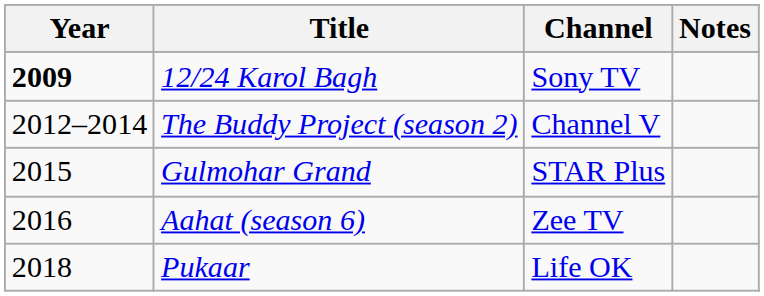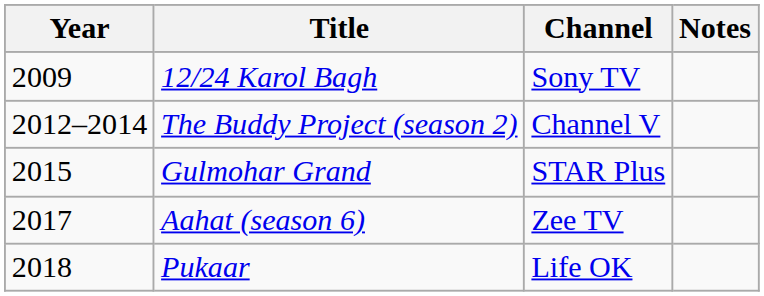(42, 76) bold -> (42, 76) normal
(42, 219) 2016 -> (42, 219) 2017
